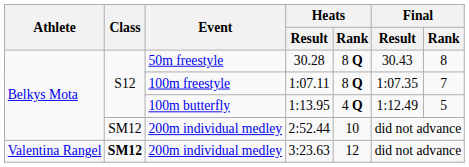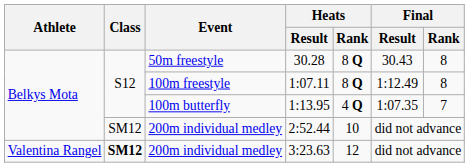(397, 83) 1:07.35 -> (397, 83) 1:12.49
(444, 83) 7 -> (444, 83) 8
(397, 106) 1:12.49 -> (397, 106) 1:07.35
(444, 106) 5 -> (444, 106) 7
